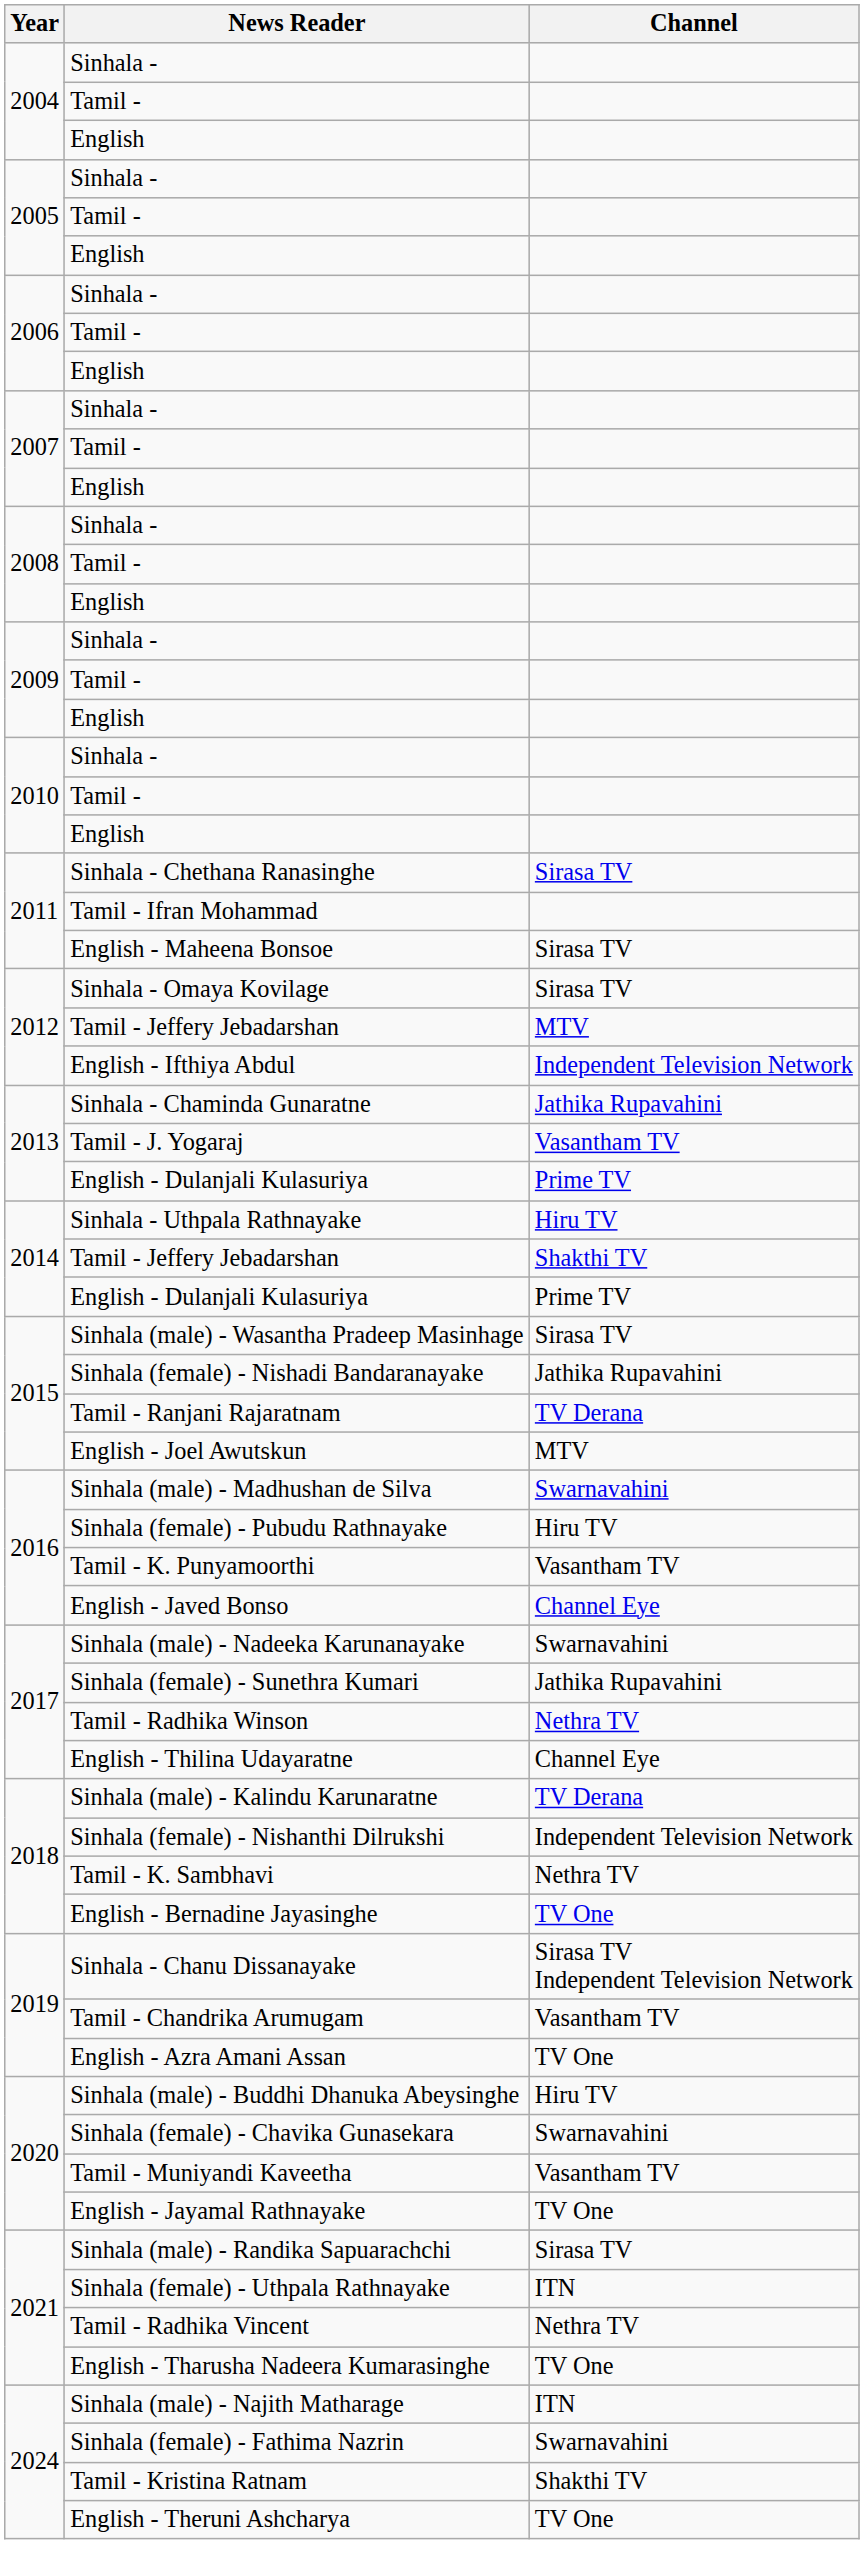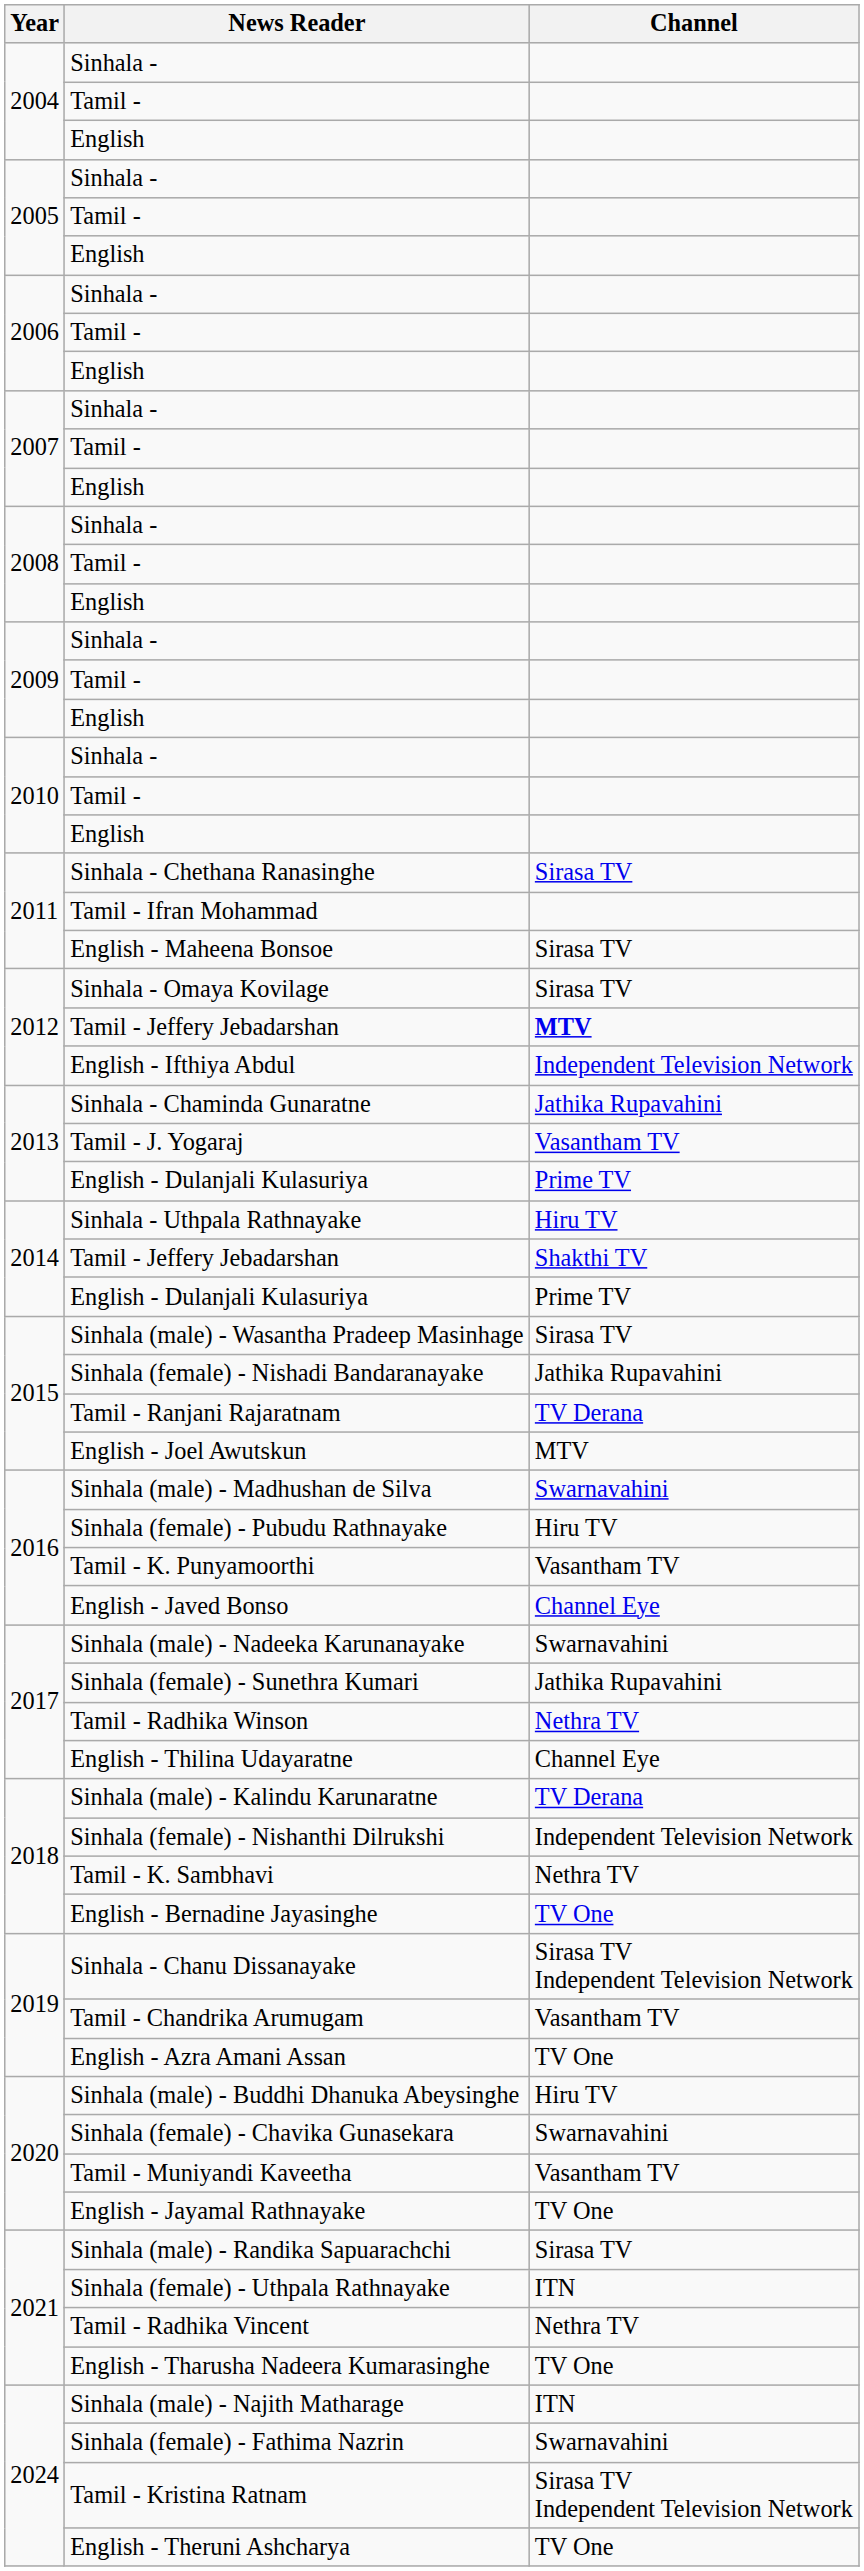(562, 1026) normal -> (563, 1026) bold
(591, 2481) Shakthi TV -> (694, 2494) Sirasa TV Independent Television Network
